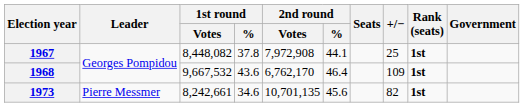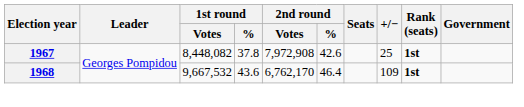(337, 53) 44.1 -> (331, 53) 42.6
- row: (42, 92)
